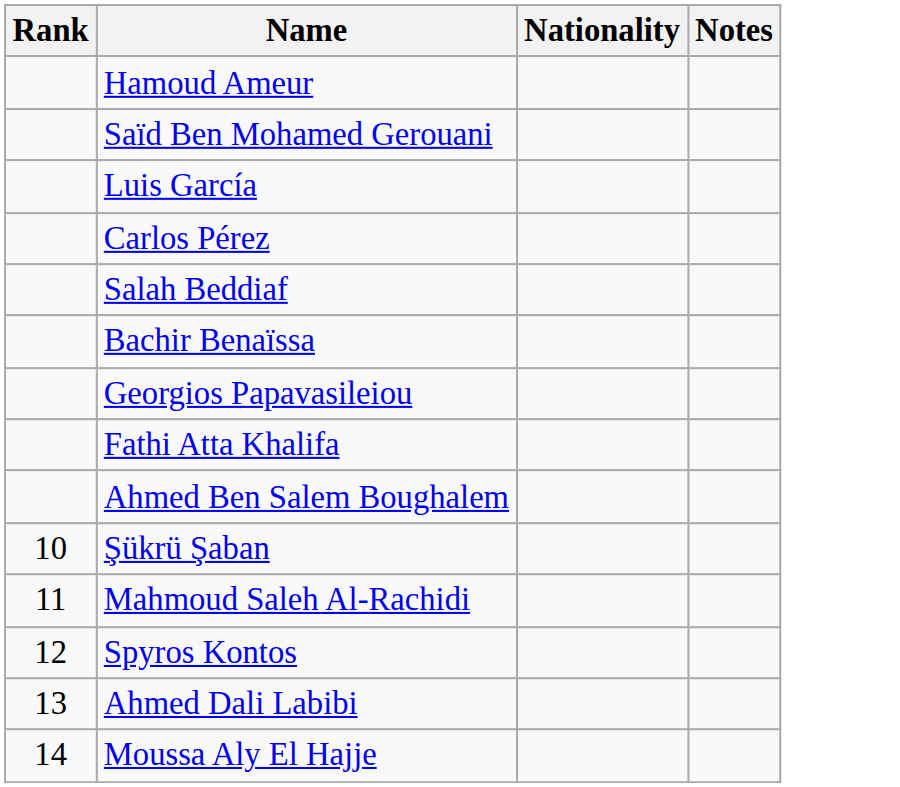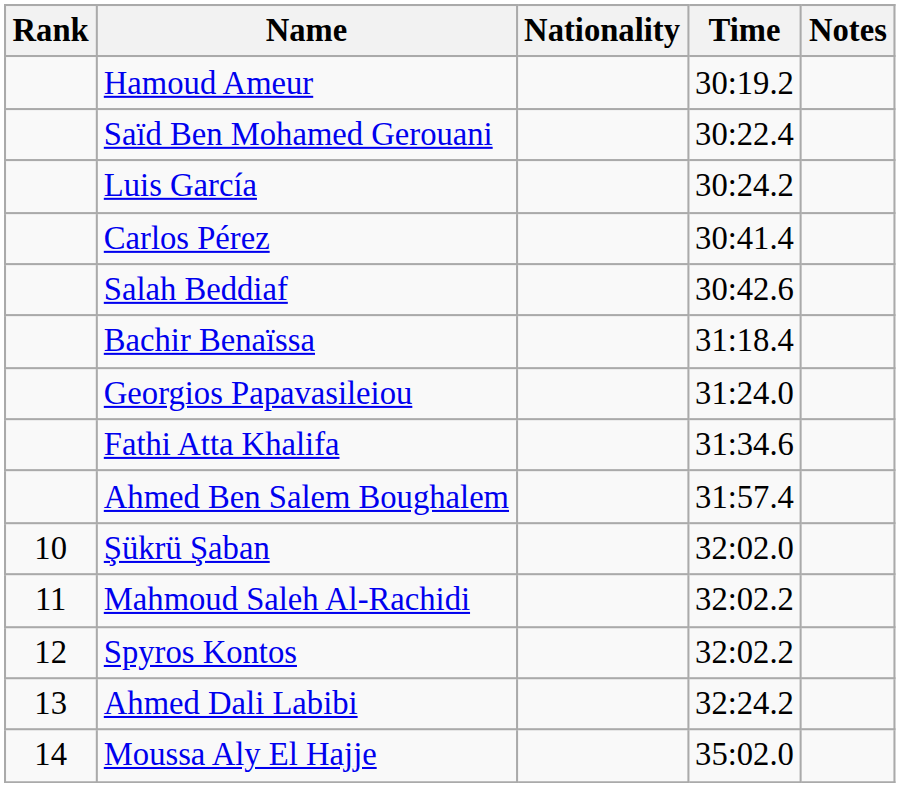+ column: (745, 30)
